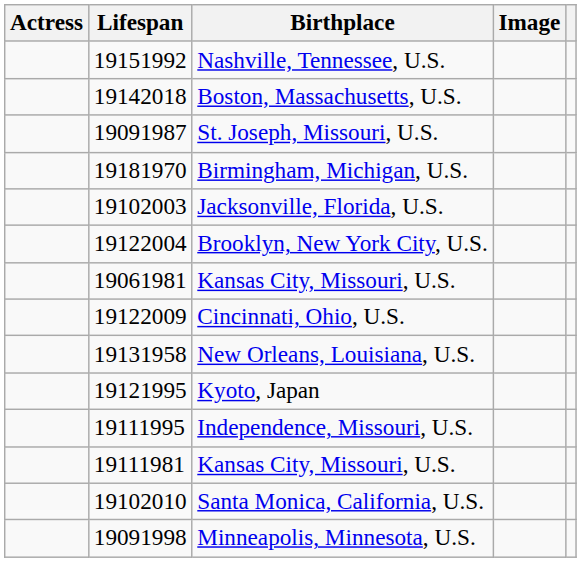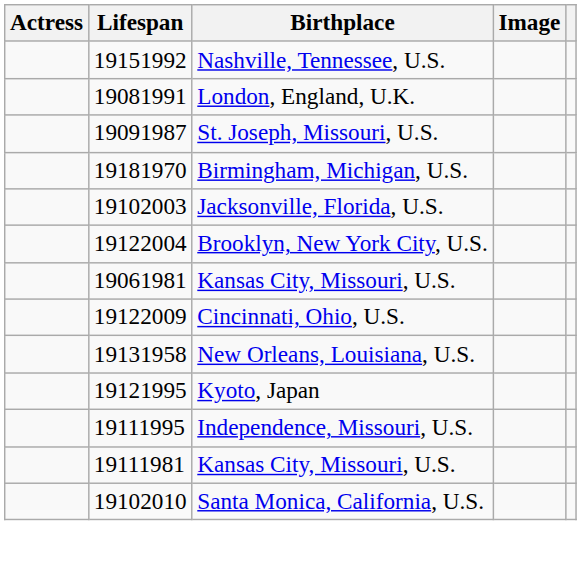+ row: (140, 96)
- row: (140, 96)
- row: (140, 538)
